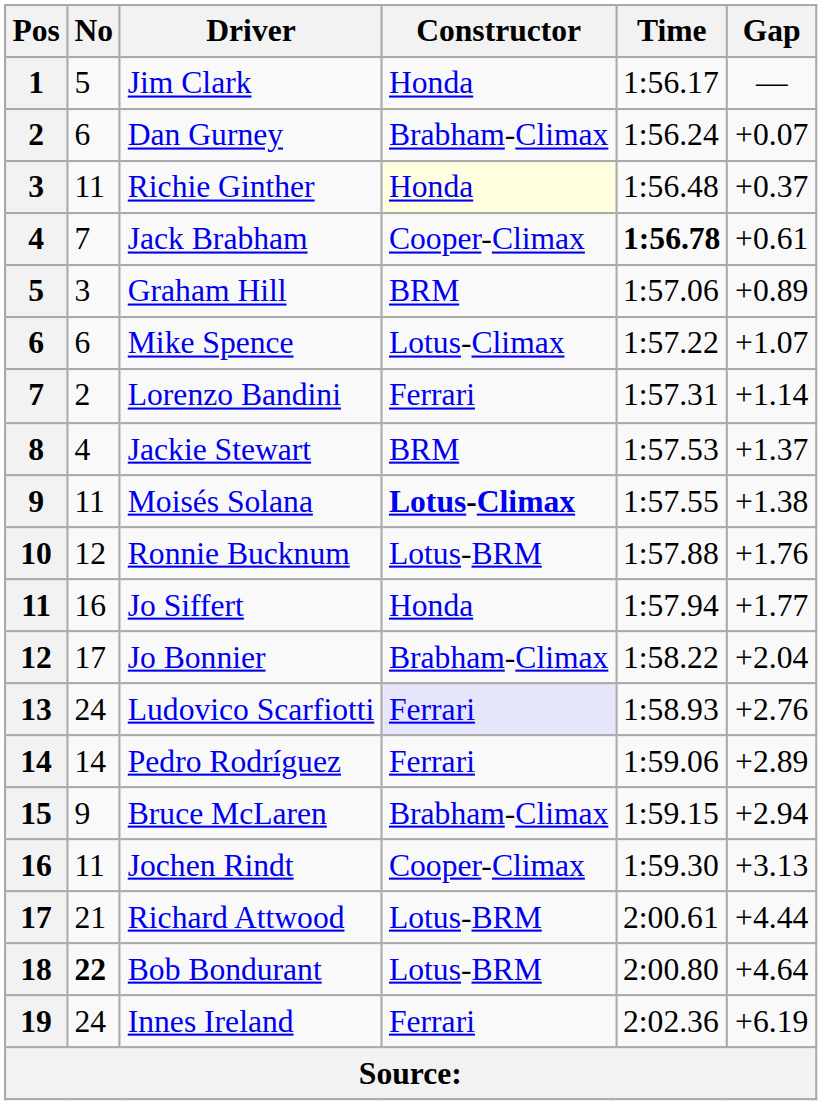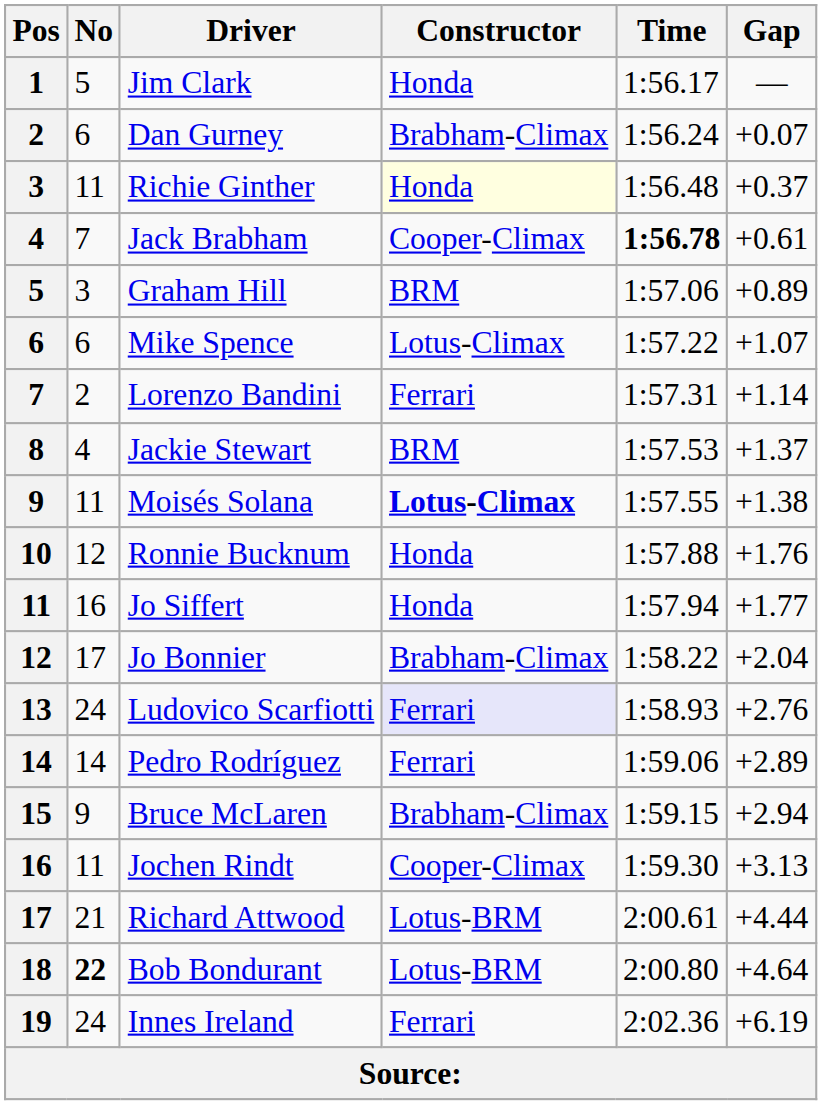(465, 552) Lotus-BRM -> (431, 552) Honda
